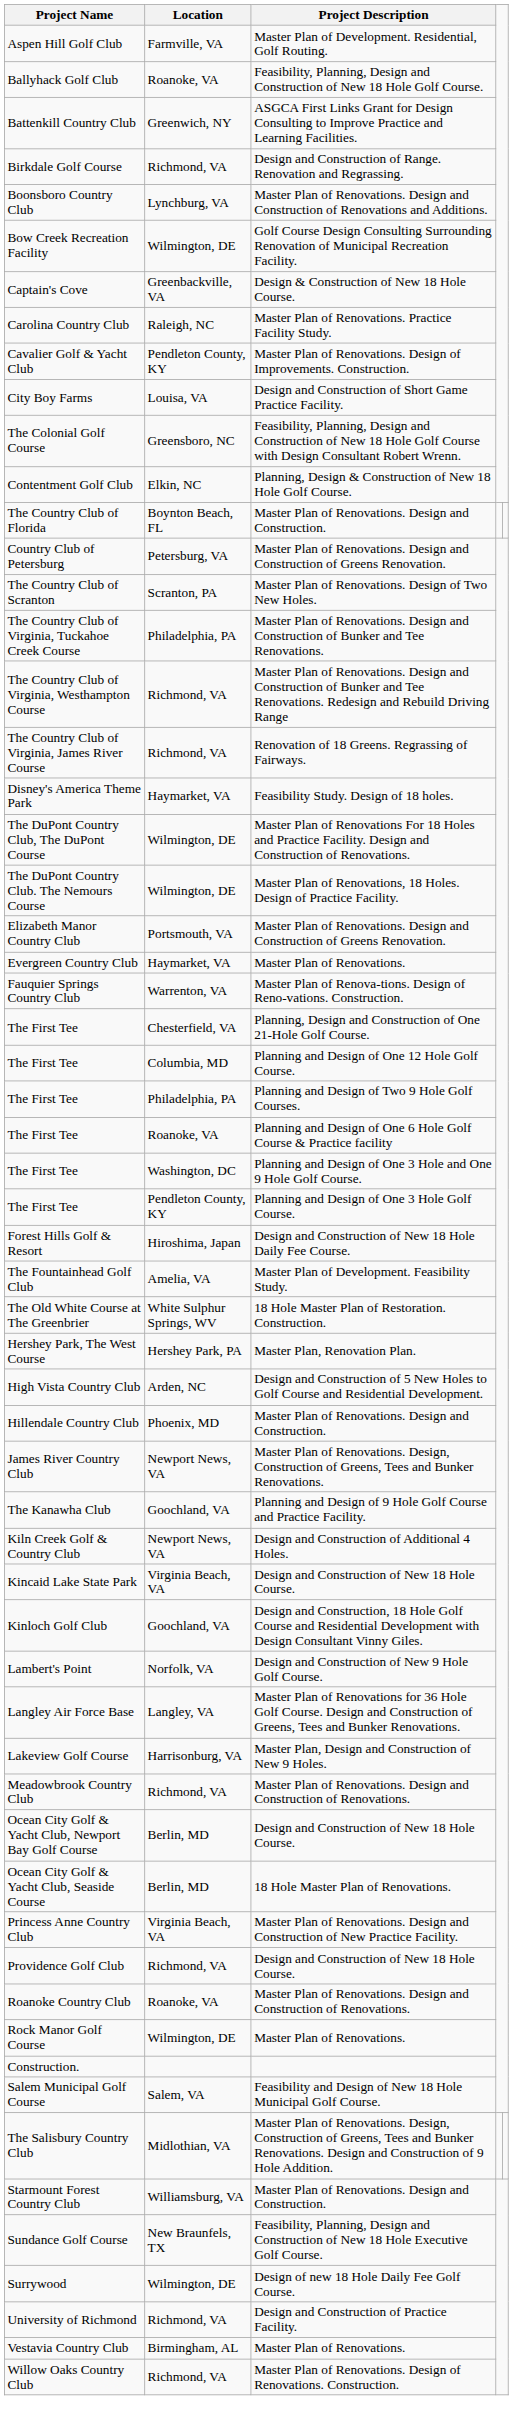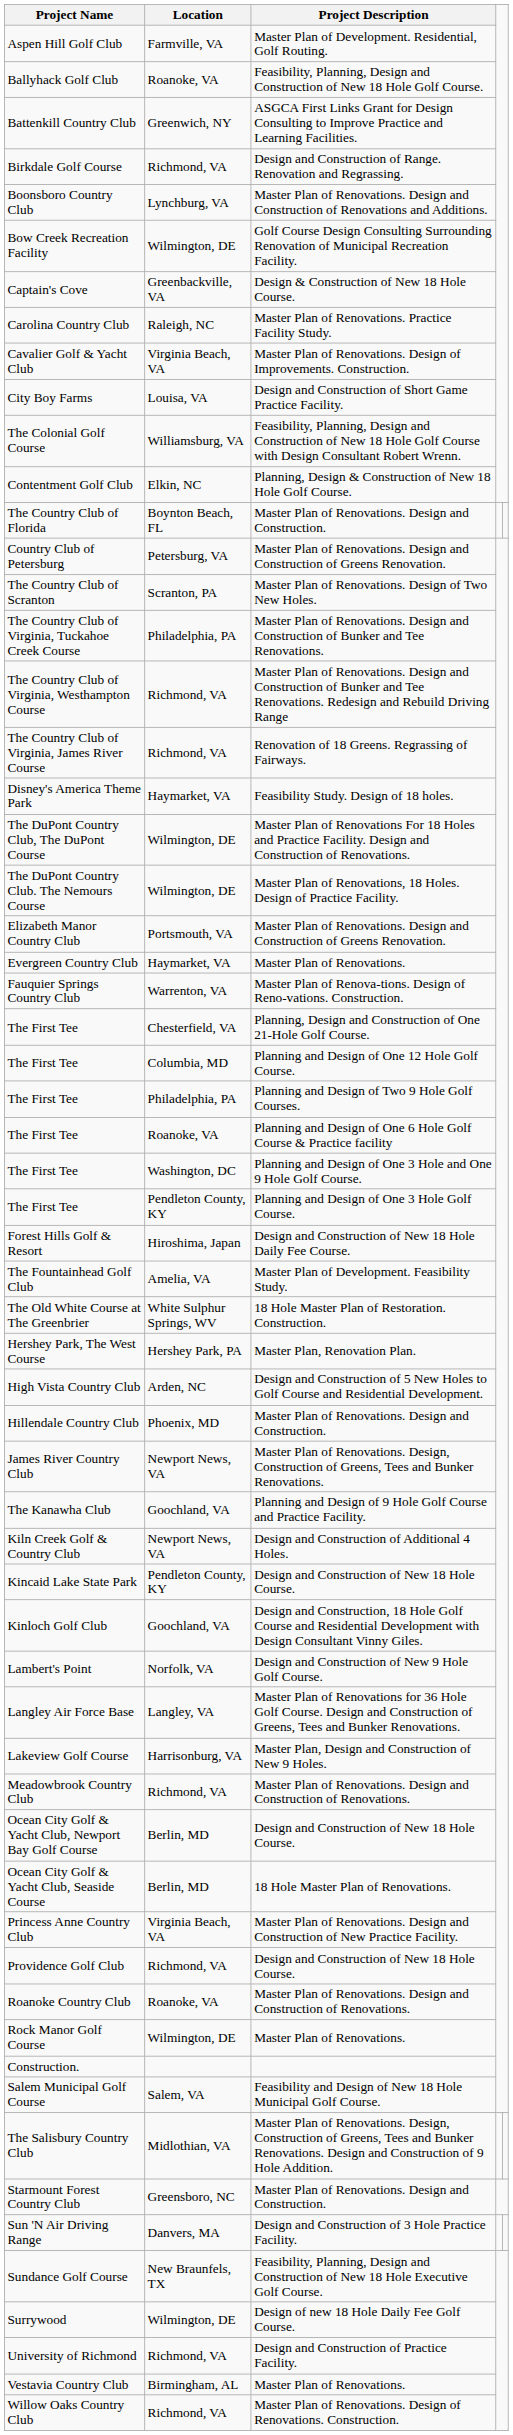(197, 361) Pendleton County, KY -> (189, 361) Virginia Beach, VA
(191, 440) Greensboro, NC -> (196, 440) Williamsburg, VA
(189, 1582) Virginia Beach, VA -> (197, 1582) Pendleton County, KY
(196, 2196) Williamsburg, VA -> (191, 2196) Greensboro, NC
+ row: (58, 2232)
